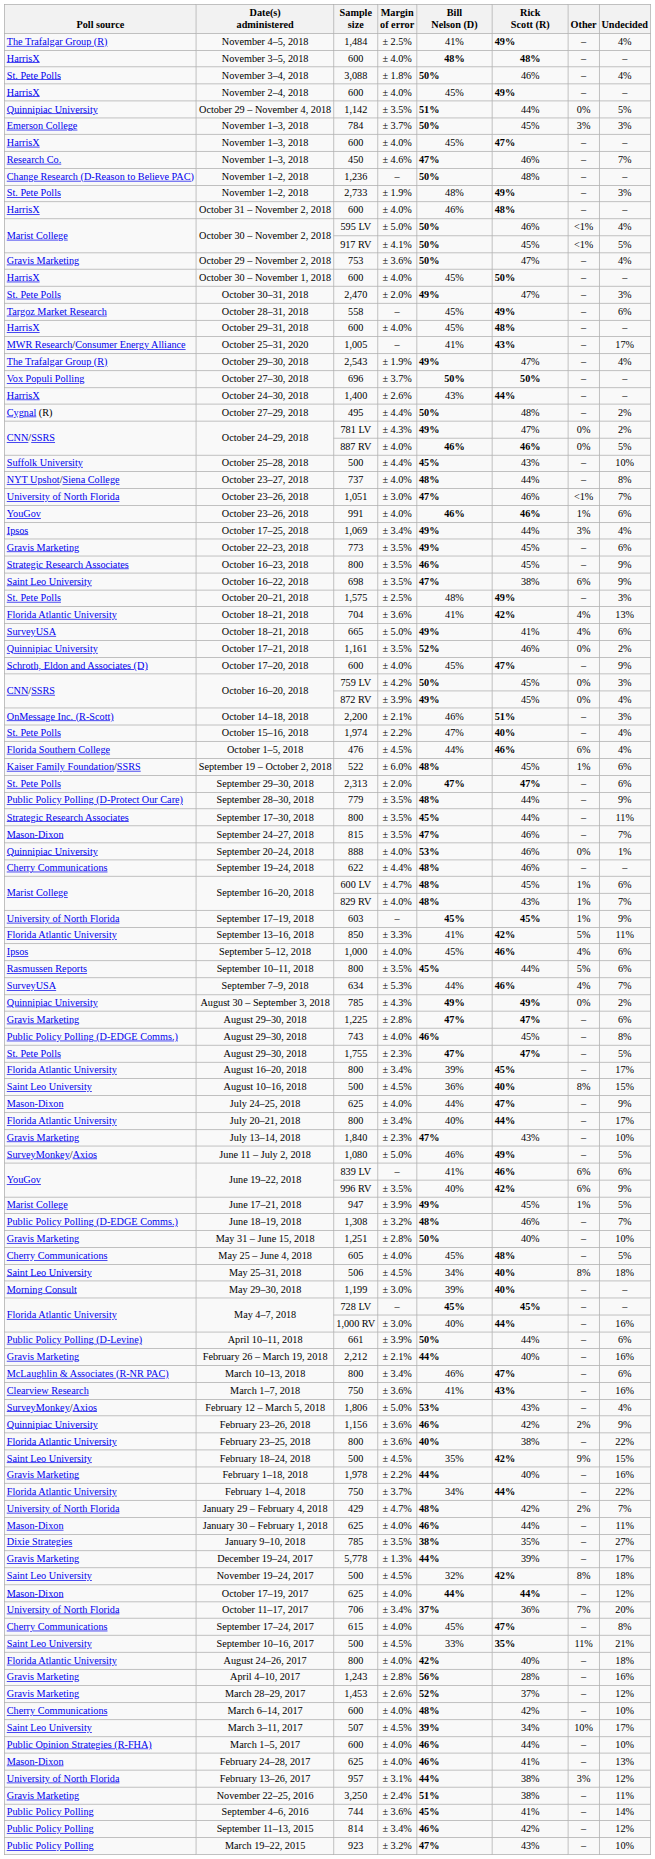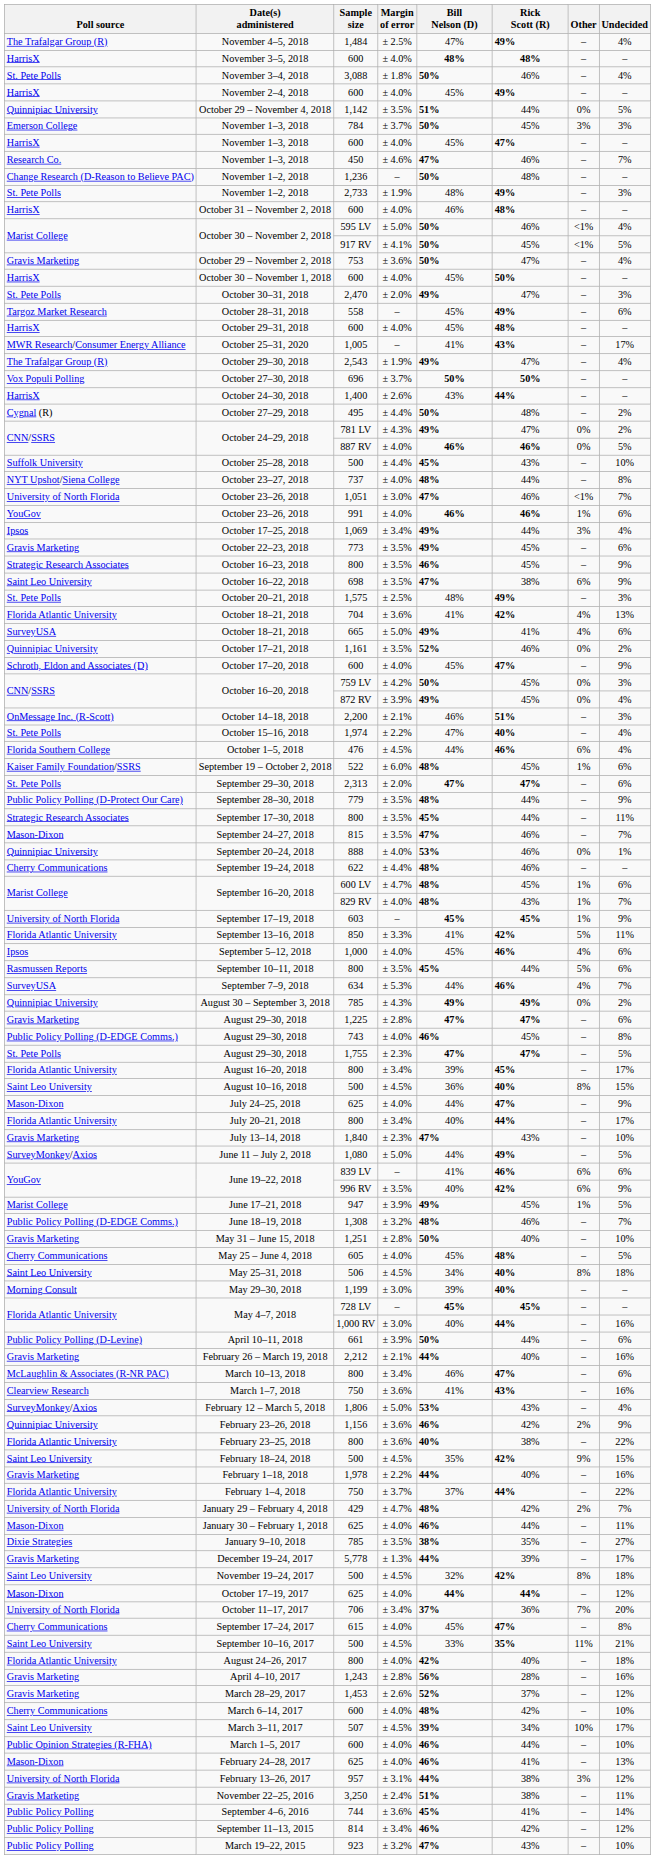(454, 42) 41% -> (454, 42) 47%
(454, 1155) 46% -> (454, 1155) 44%
(454, 1492) 34% -> (454, 1492) 37%
